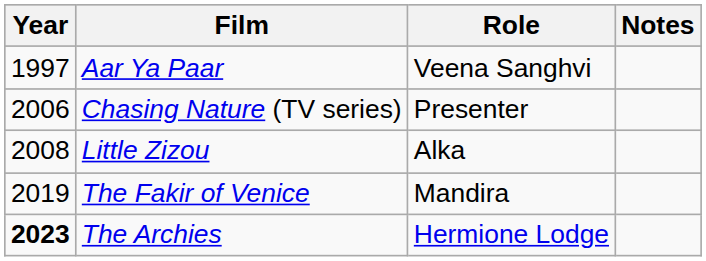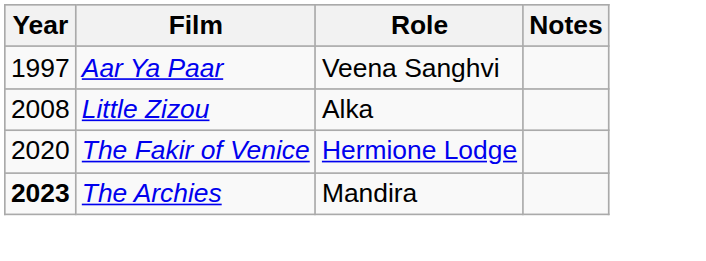- row: (242, 109)
(40, 192) 2019 -> (40, 151) 2020
(462, 192) Mandira -> (420, 151) Hermione Lodge
(511, 234) Hermione Lodge -> (370, 192) Mandira
